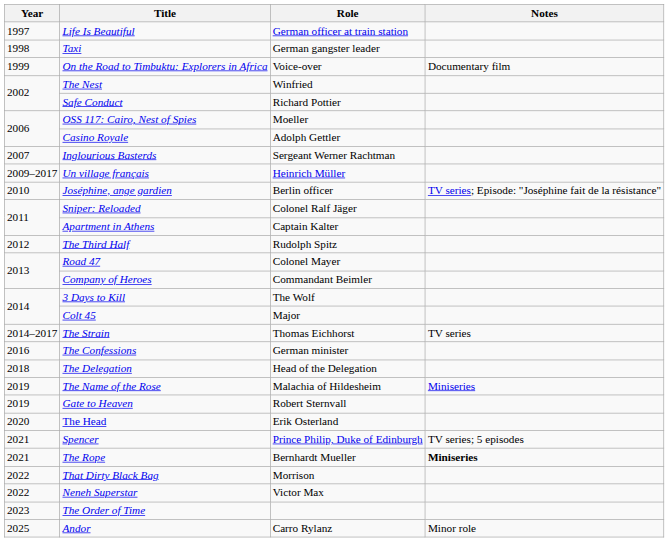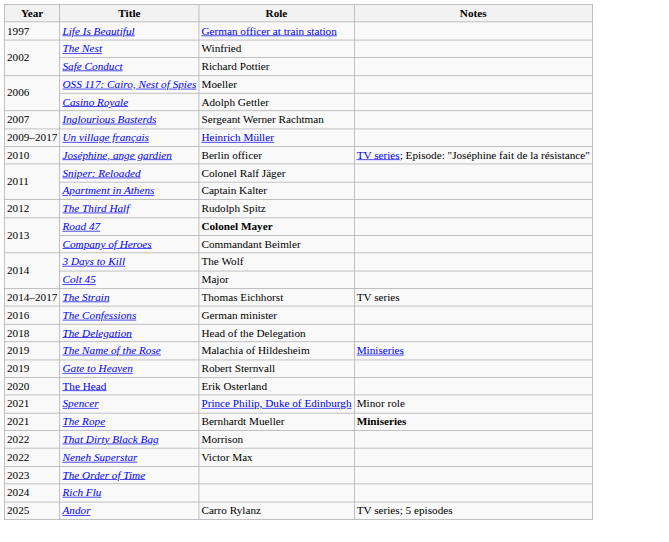- row: (72, 48)
- row: (165, 66)
(306, 262) normal -> (237, 226) bold
(476, 439) TV series; 5 episodes -> (381, 404) Minor role
+ row: (82, 492)
(452, 528) Minor role -> (405, 510) TV series; 5 episodes
